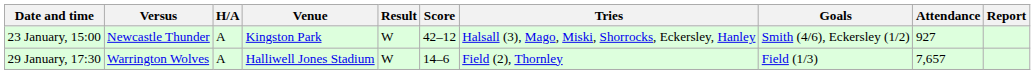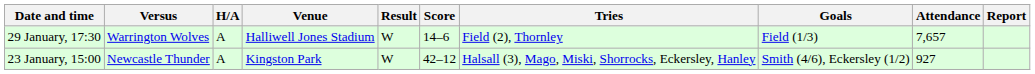rows swapped: (54, 36) <-> (54, 58)
